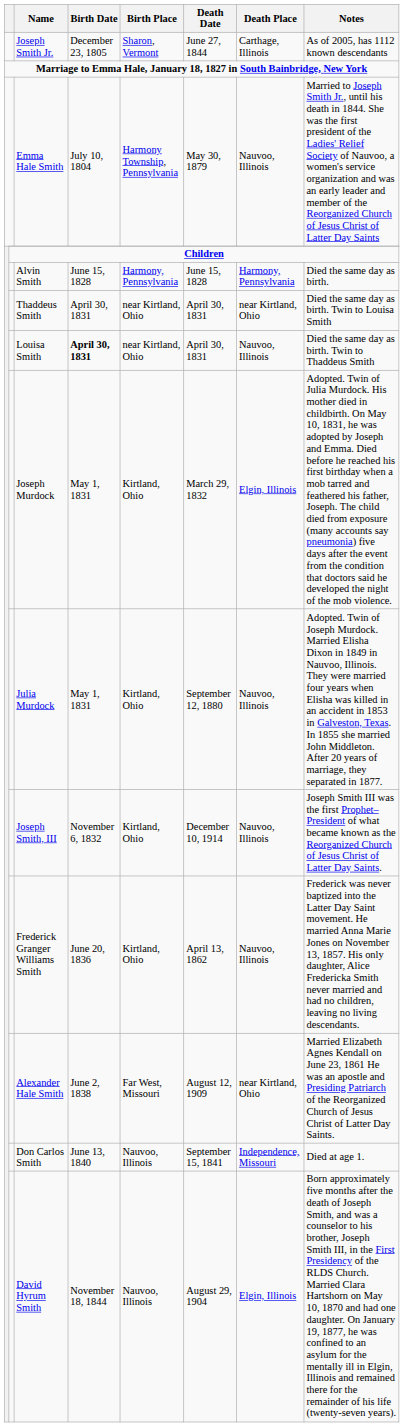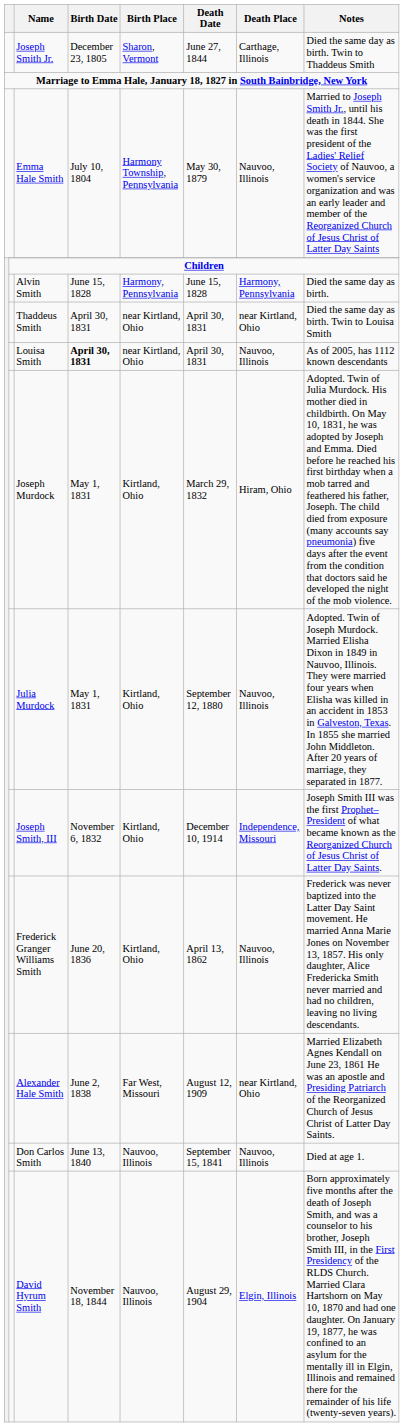(350, 46) As of 2005, has 1112 known descendants -> (351, 52) Died the same day as birth. Twin to Thaddeus Smith
(351, 350) Died the same day as birth. Twin to Thaddeus Smith -> (350, 356) As of 2005, has 1112 known descendants
(268, 489) Elgin, Illinois -> (265, 489) Hiram, Ohio
(257, 832) Nauvoo, Illinois -> (269, 832) Independence, Missouri
(269, 1157) Independence, Missouri -> (257, 1157) Nauvoo, Illinois
